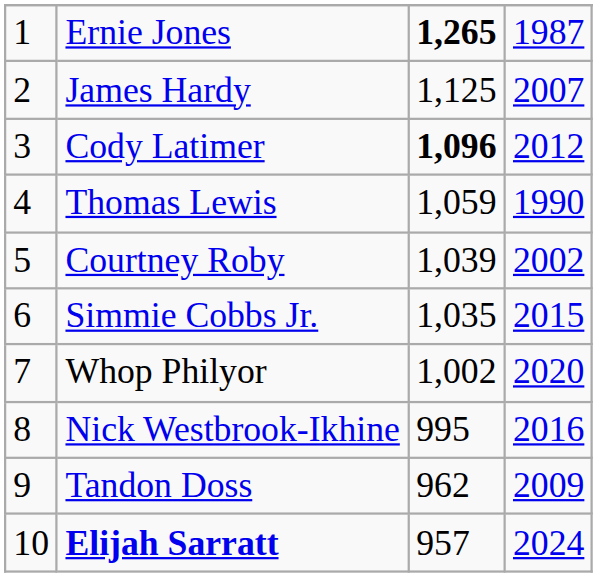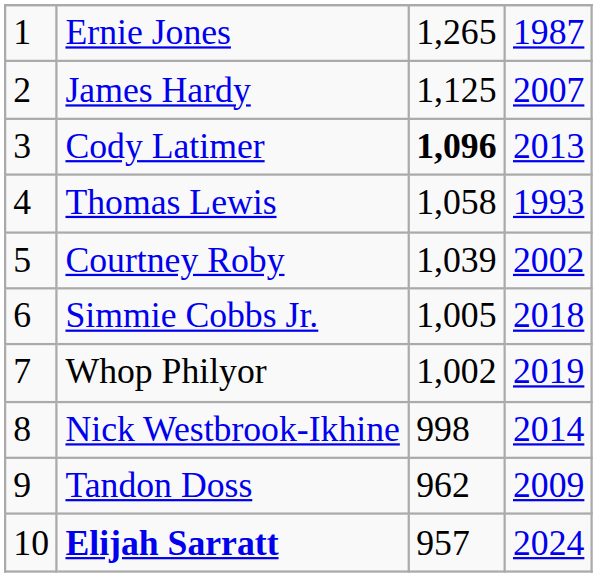(456, 32) bold -> (456, 32) normal
(549, 145) 2012 -> (549, 145) 2013
(456, 202) 1,059 -> (456, 202) 1,058
(549, 202) 1990 -> (549, 202) 1993
(456, 315) 1,035 -> (456, 315) 1,005
(549, 315) 2015 -> (549, 315) 2018
(549, 372) 2020 -> (549, 372) 2019
(443, 428) 995 -> (443, 428) 998
(549, 428) 2016 -> (549, 428) 2014
